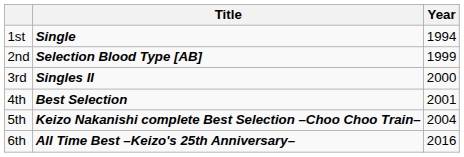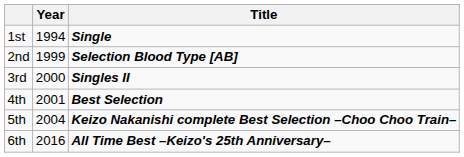columns swapped: (442, 15) <-> (228, 15)
